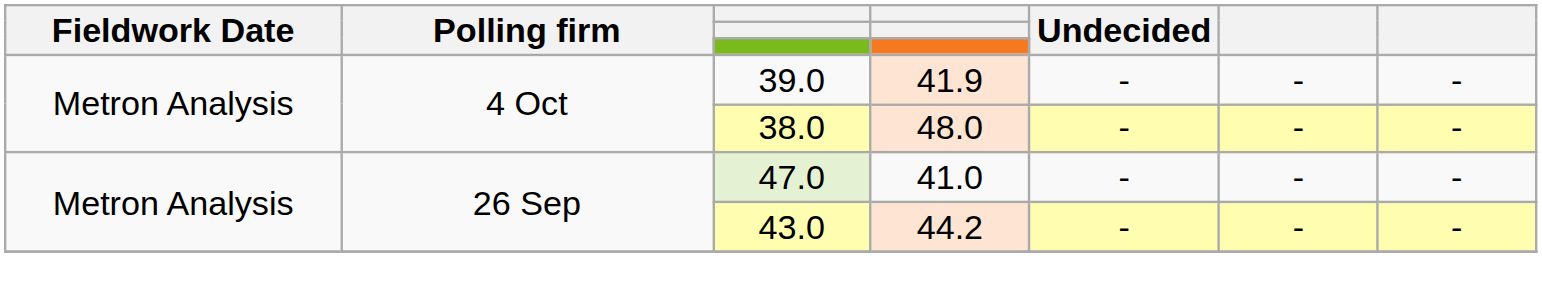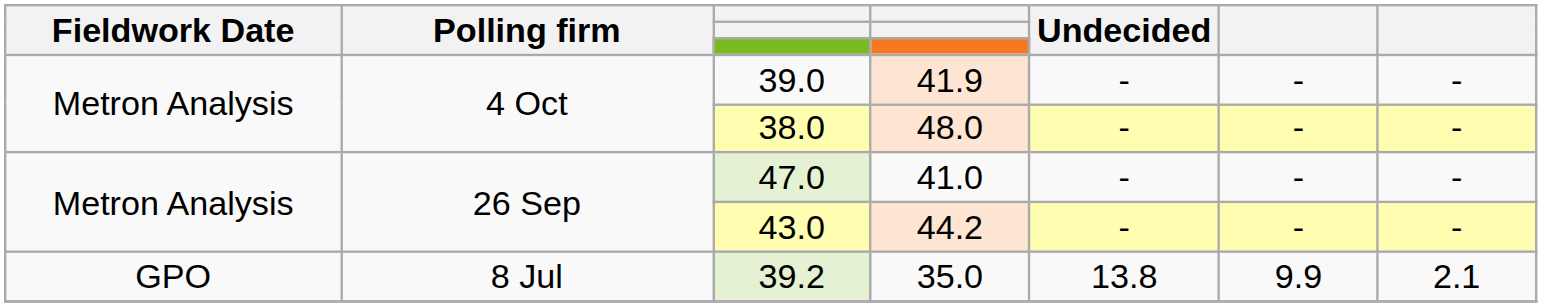+ row: (792, 276)
